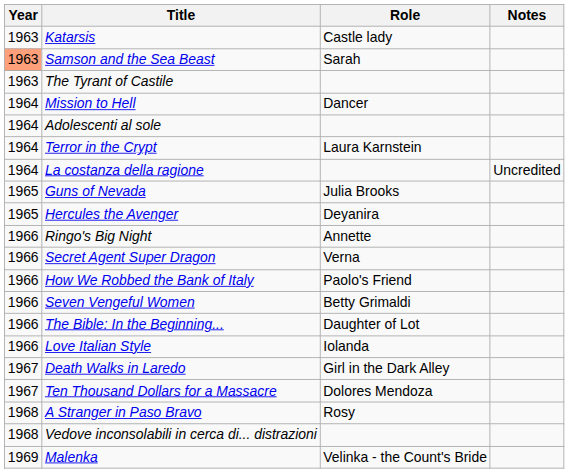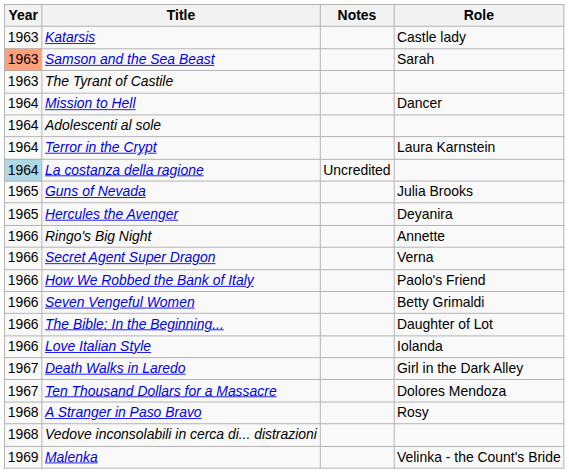columns swapped: (405, 15) <-> (527, 15)
(23, 170) no background -> (23, 170) lightblue background
